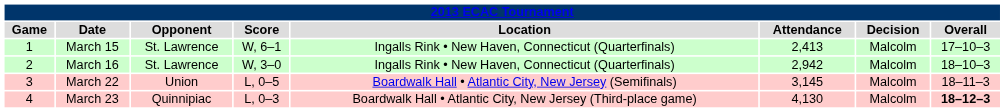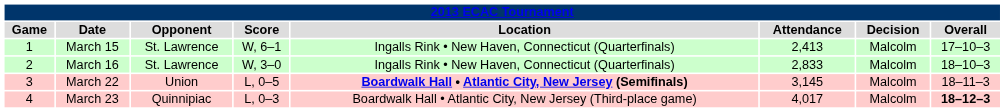(807, 64) 2,942 -> (807, 64) 2,833
(525, 82) normal -> (525, 82) bold
(807, 99) 4,130 -> (807, 99) 4,017
